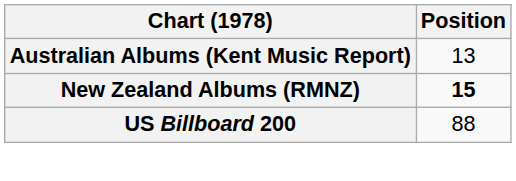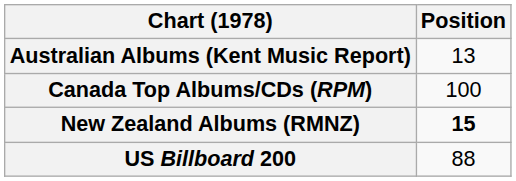+ row: (210, 90)
